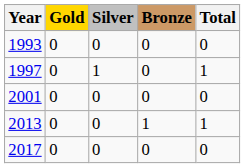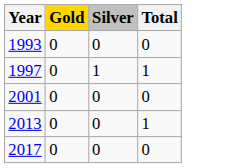- column: (167, 17)
